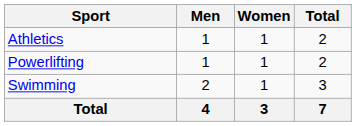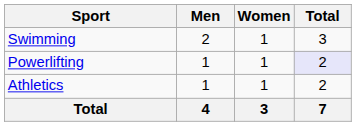rows swapped: (36, 39) <-> (42, 86)
(323, 62) no background -> (323, 62) lavender background
